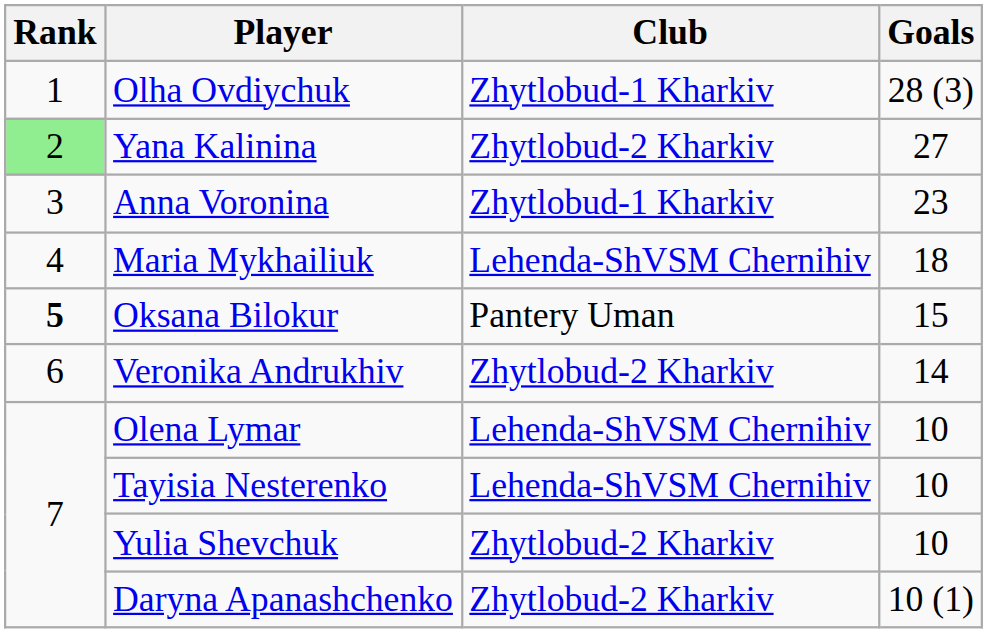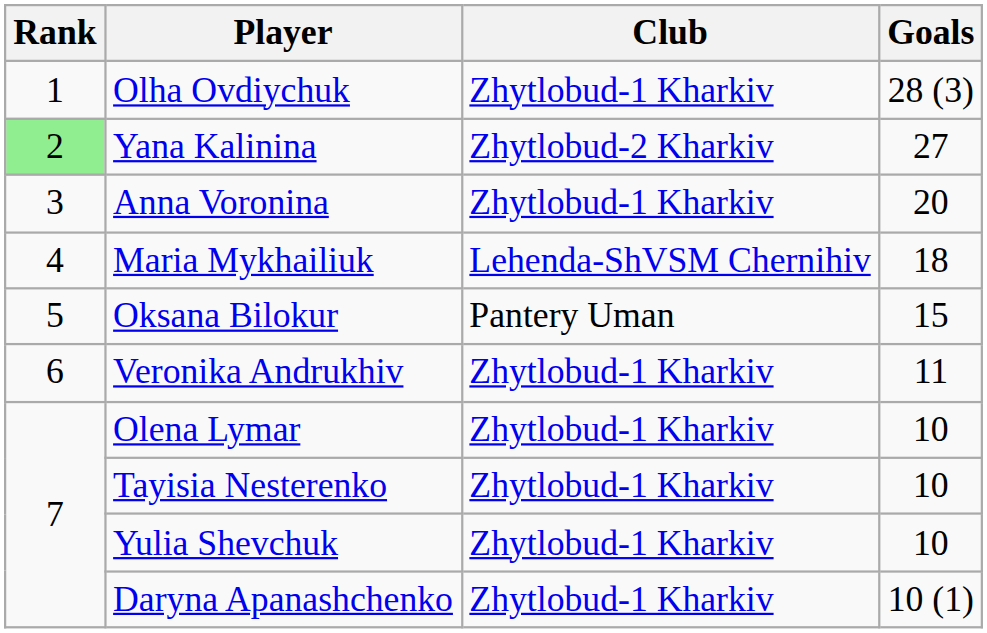(931, 202) 23 -> (931, 202) 20
(55, 315) bold -> (55, 315) normal
(621, 372) Zhytlobud-2 Kharkiv -> (621, 372) Zhytlobud-1 Kharkiv
(931, 372) 14 -> (931, 372) 11
(670, 428) Lehenda-ShVSM Chernihiv -> (621, 428) Zhytlobud-1 Kharkiv
(670, 485) Lehenda-ShVSM Chernihiv -> (621, 485) Zhytlobud-1 Kharkiv
(621, 542) Zhytlobud-2 Kharkiv -> (621, 542) Zhytlobud-1 Kharkiv
(621, 598) Zhytlobud-2 Kharkiv -> (621, 598) Zhytlobud-1 Kharkiv
